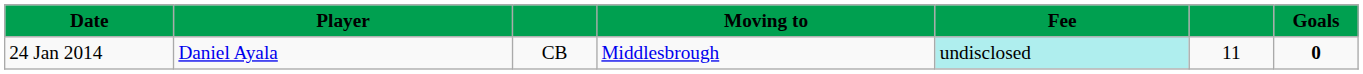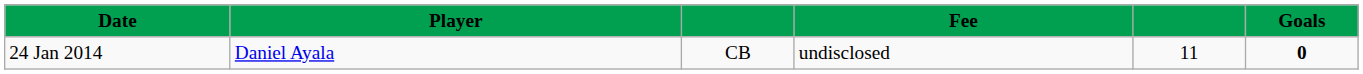- column: (766, 20)
(985, 52) paleturquoise background -> (844, 52) no background
